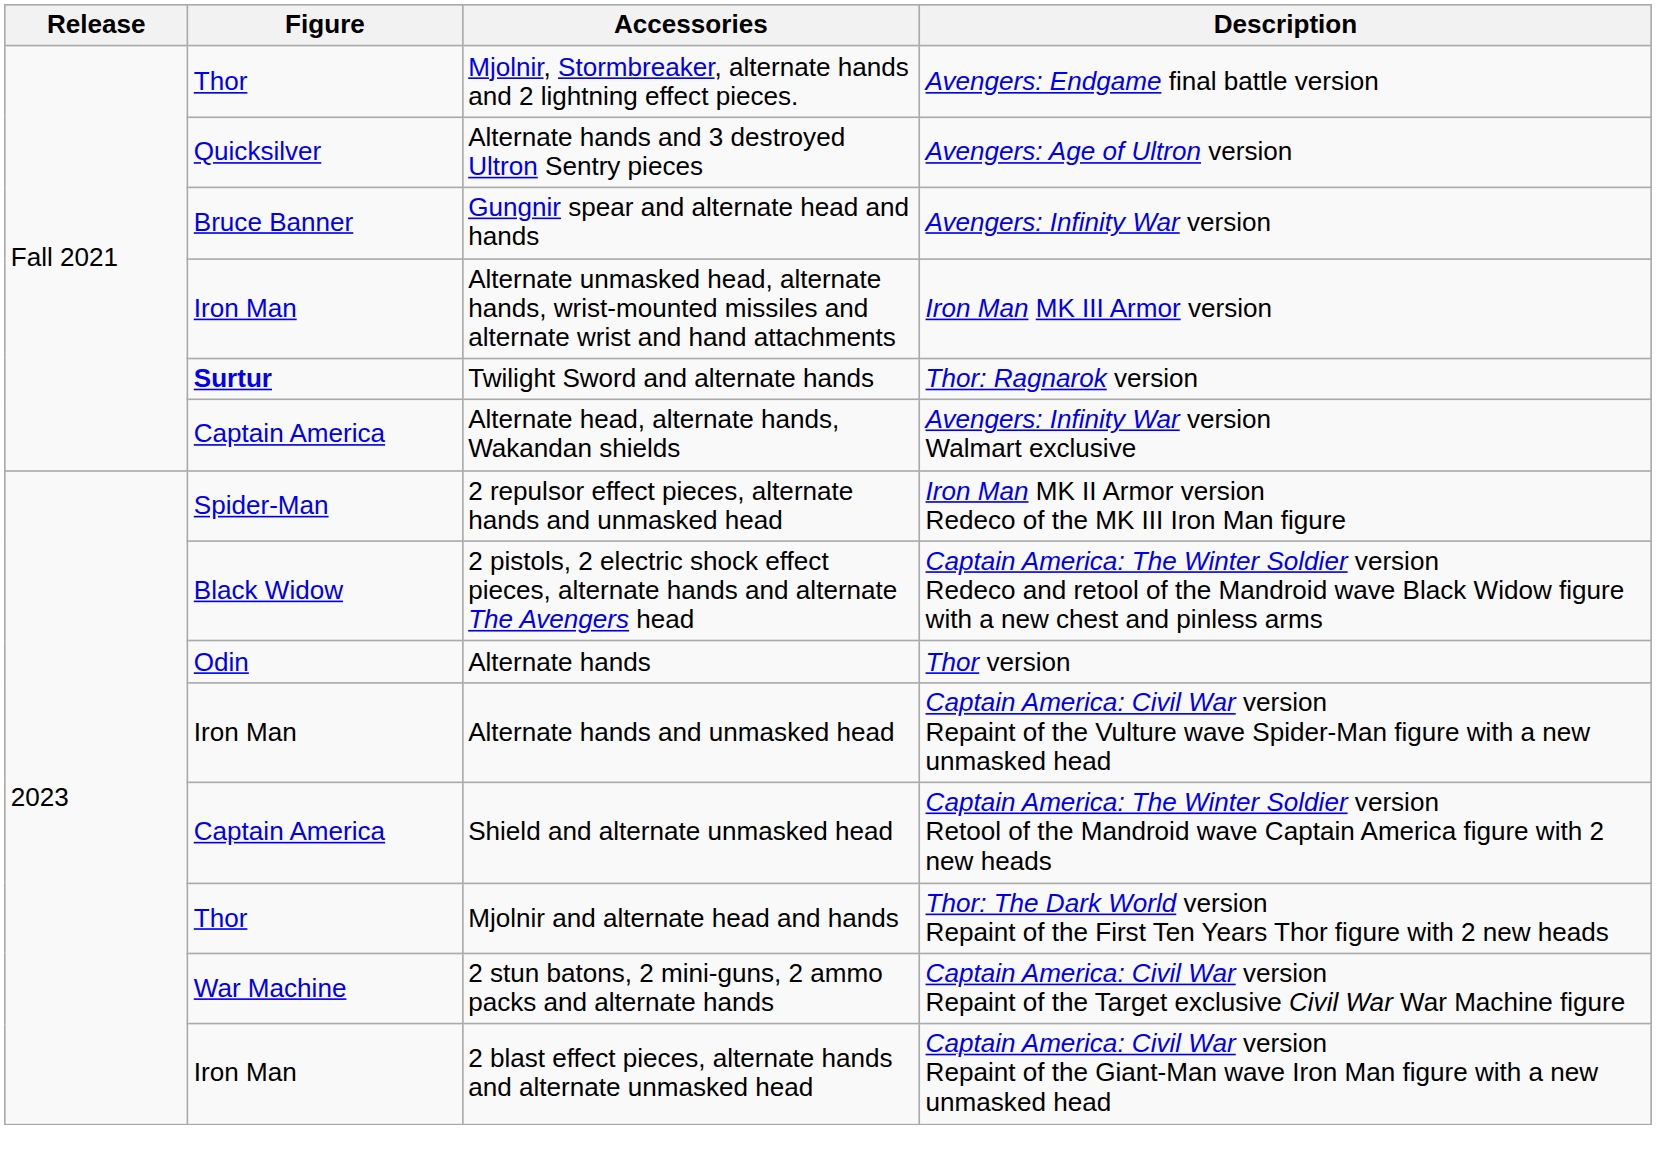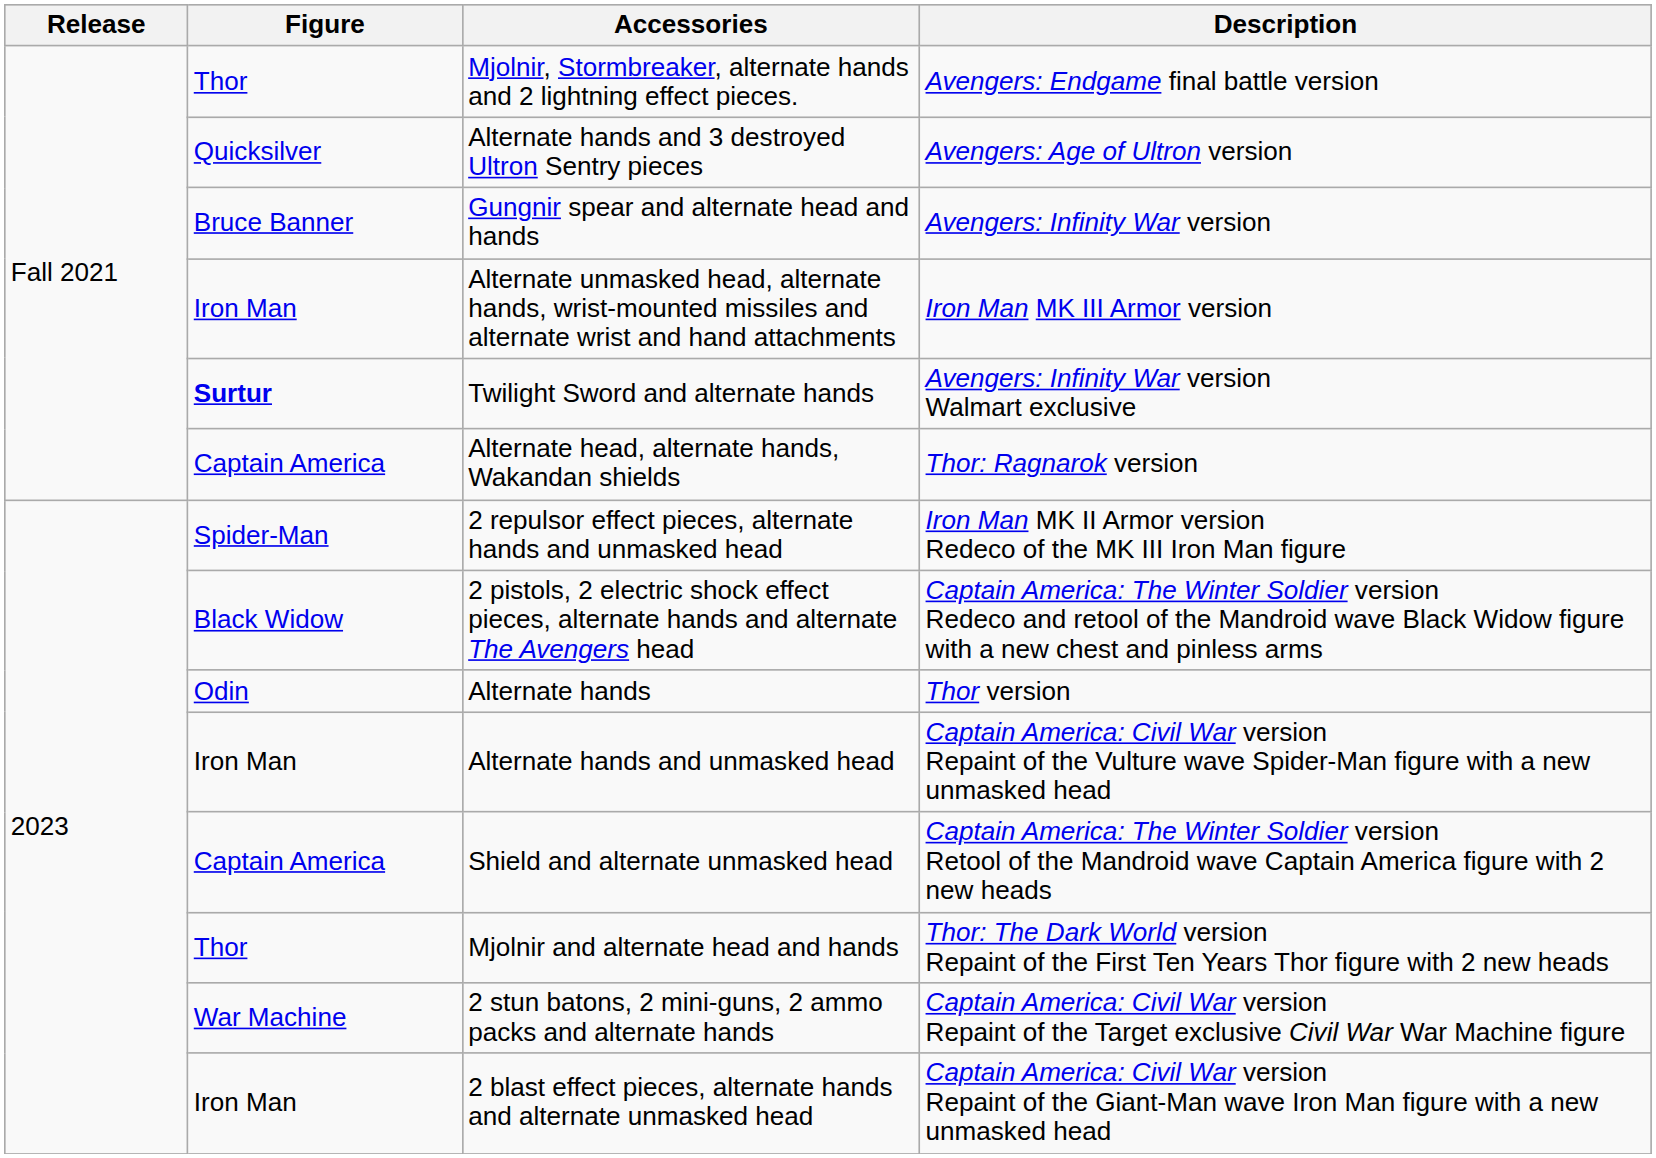(1062, 378) Thor: Ragnarok version -> (1098, 393) Avengers: Infinity War version Walmart exclusive
(1098, 434) Avengers: Infinity War version Walmart exclusive -> (1062, 464) Thor: Ragnarok version
